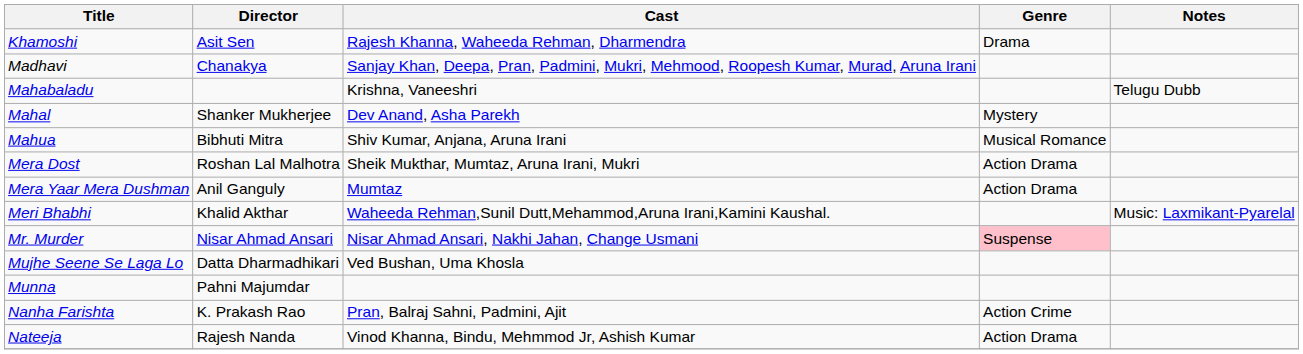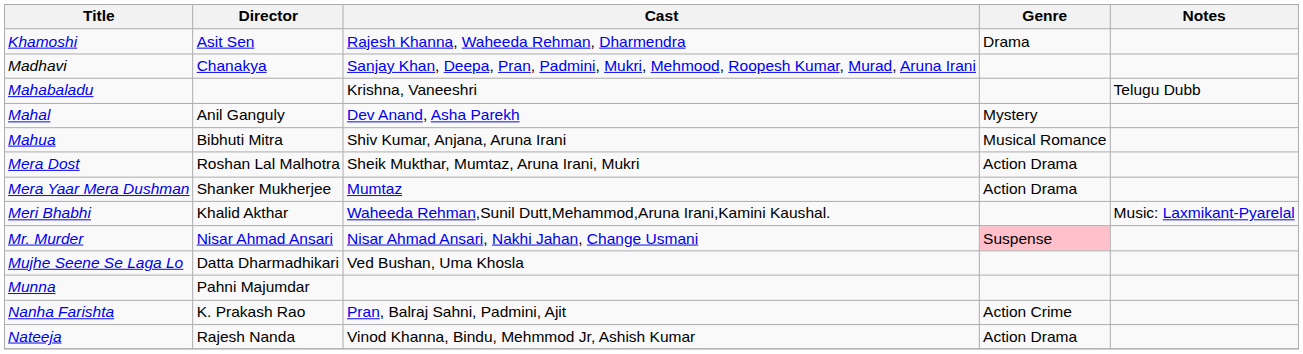(264, 115) Shanker Mukherjee -> (241, 115) Anil Ganguly
(241, 189) Anil Ganguly -> (264, 189) Shanker Mukherjee
